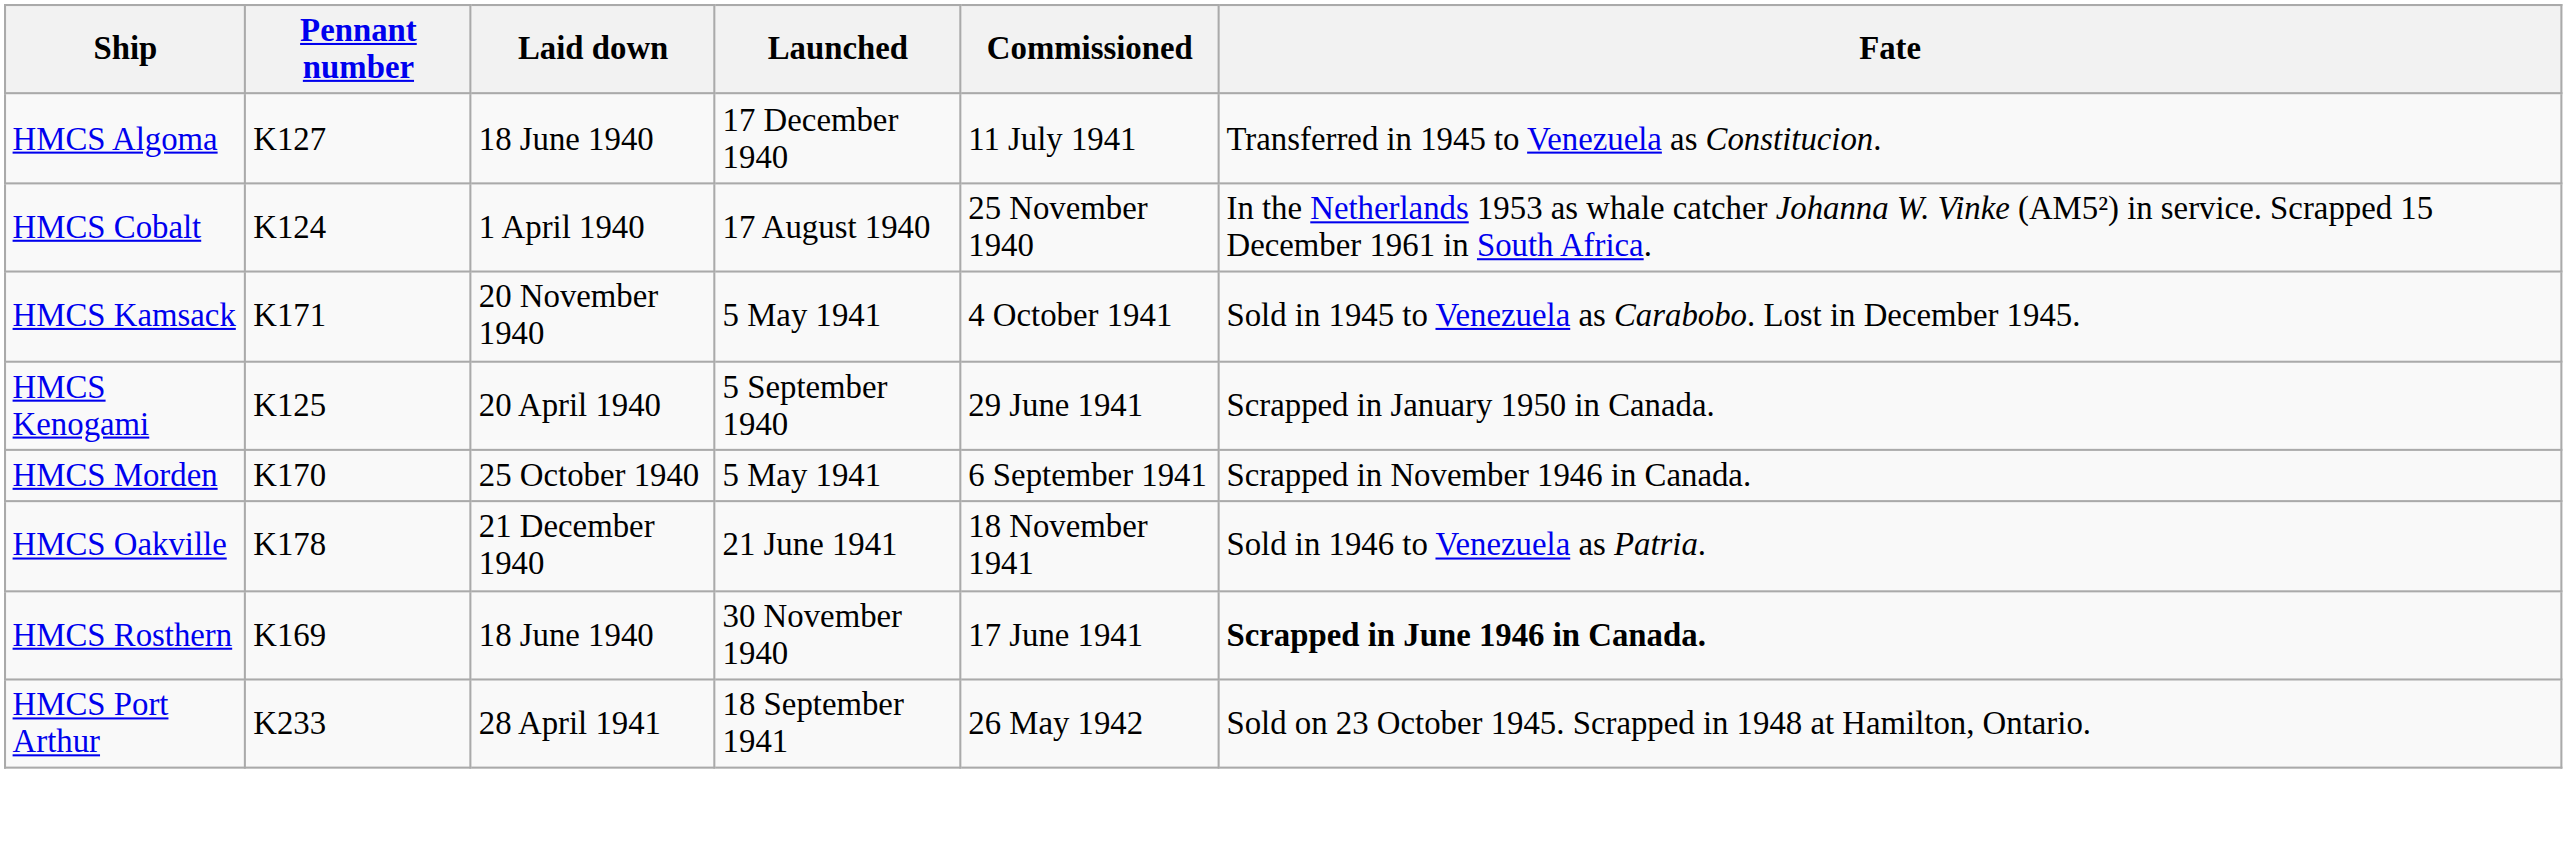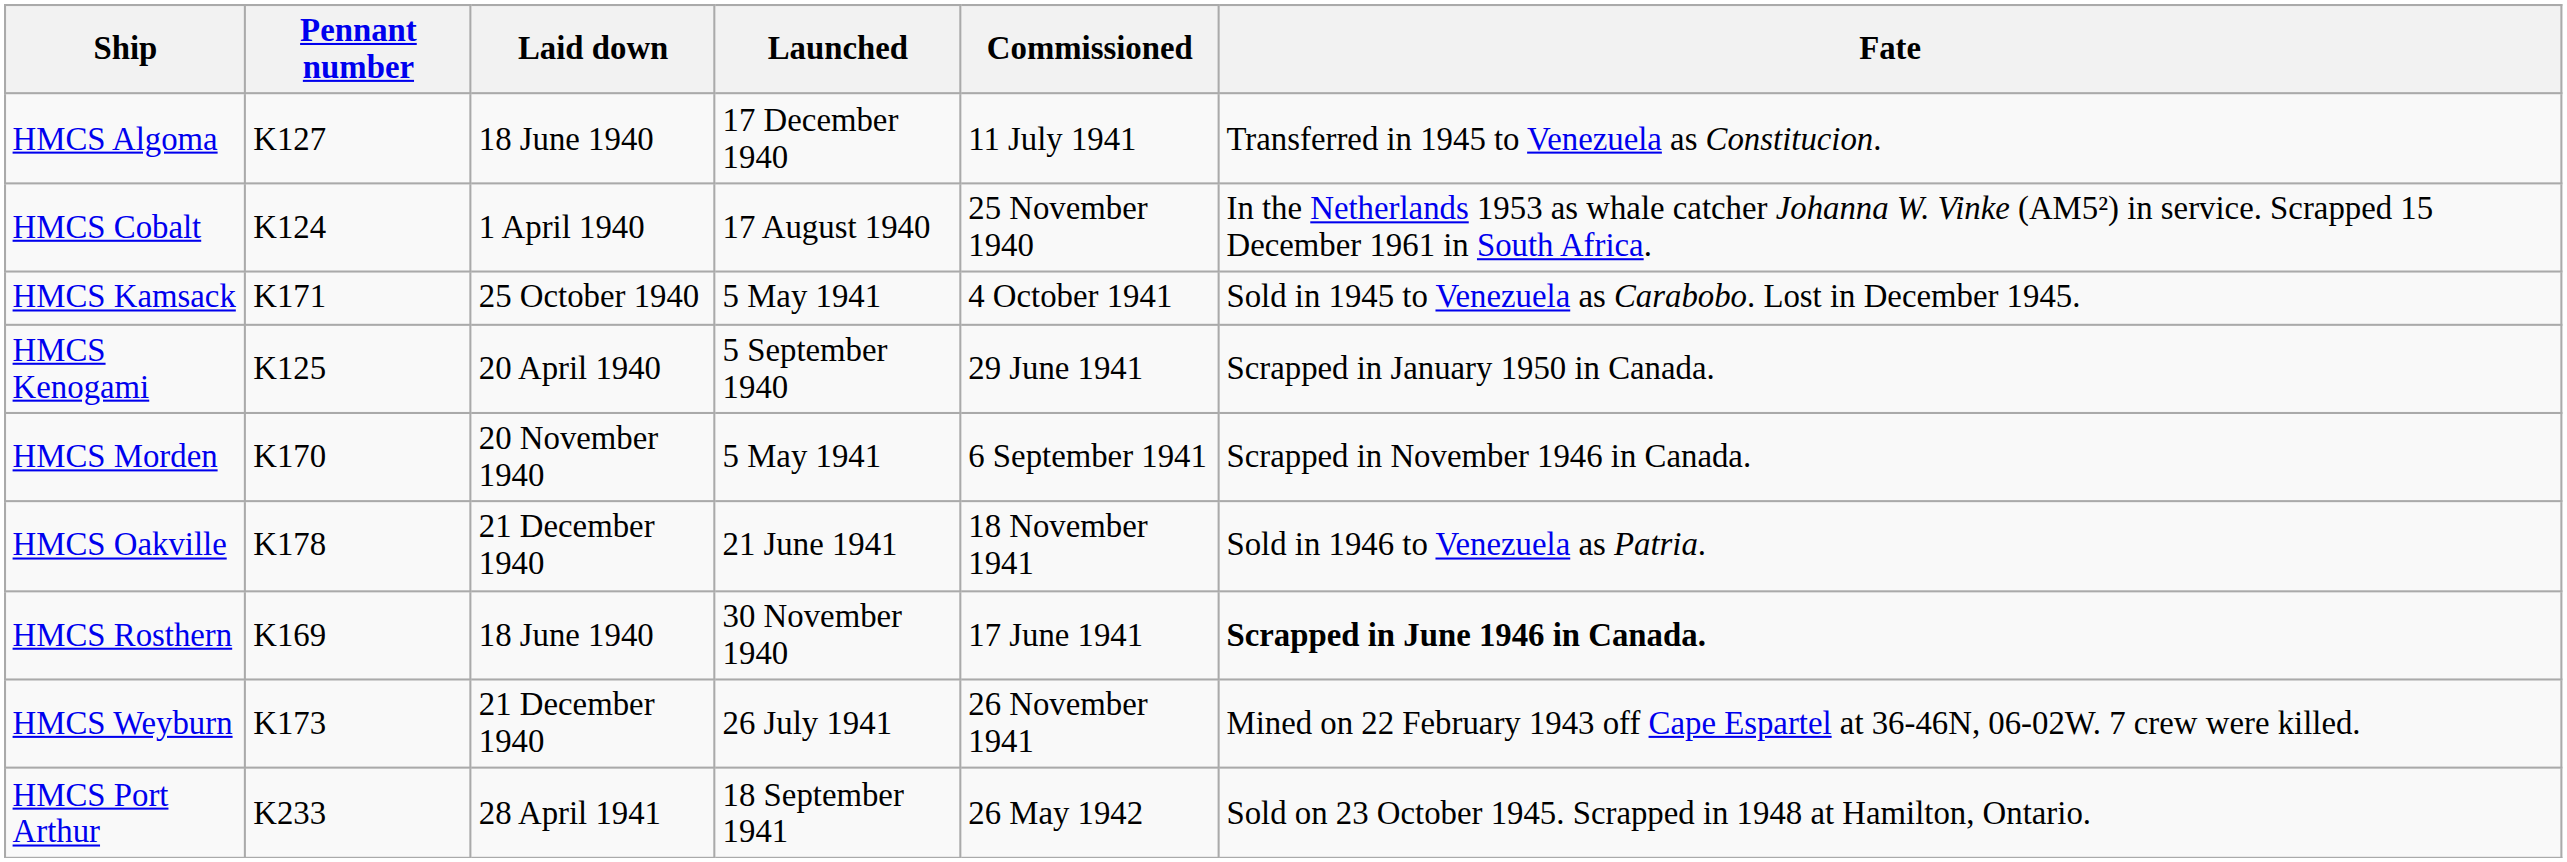(569, 315) 20 November 1940 -> (589, 297) 25 October 1940
(589, 475) 25 October 1940 -> (569, 456) 20 November 1940
+ row: (123, 723)
